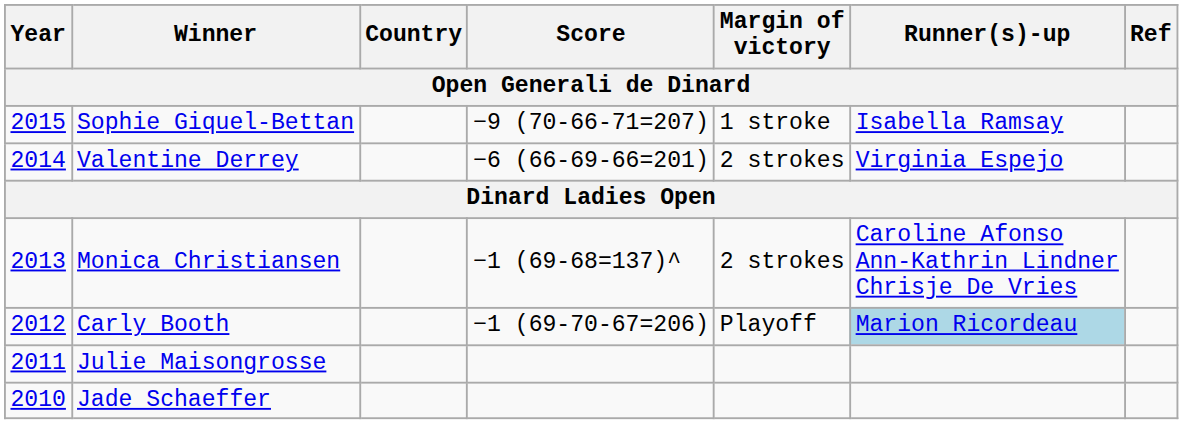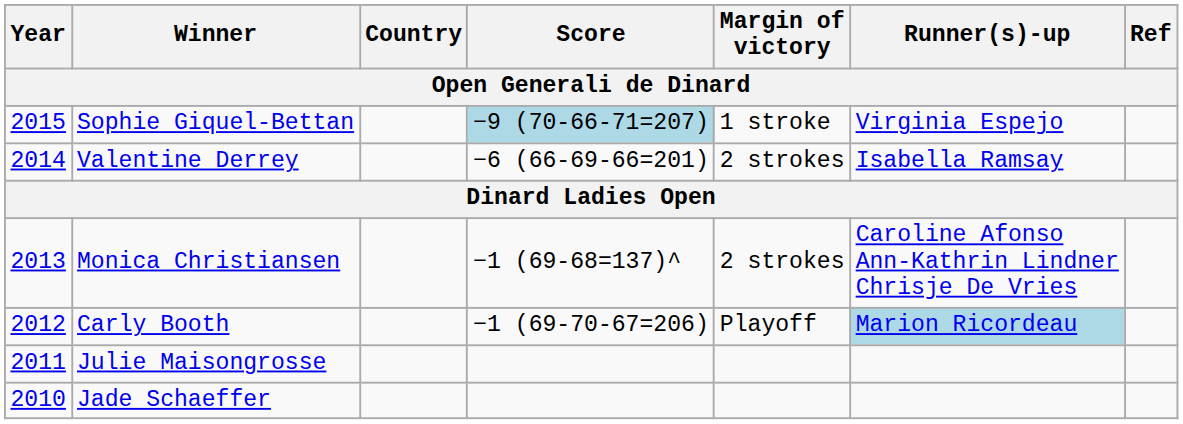(591, 125) no background -> (591, 125) lightblue background
(960, 125) Isabella Ramsay -> (960, 125) Virginia Espejo
(960, 162) Virginia Espejo -> (960, 162) Isabella Ramsay
